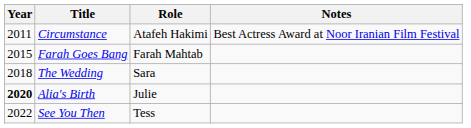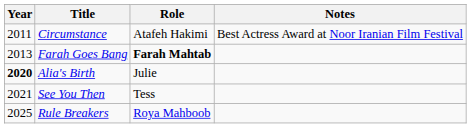(20, 53) 2015 -> (20, 53) 2013
(168, 53) normal -> (172, 53) bold
- row: (71, 73)
(20, 113) 2022 -> (20, 93) 2021
+ row: (73, 113)
